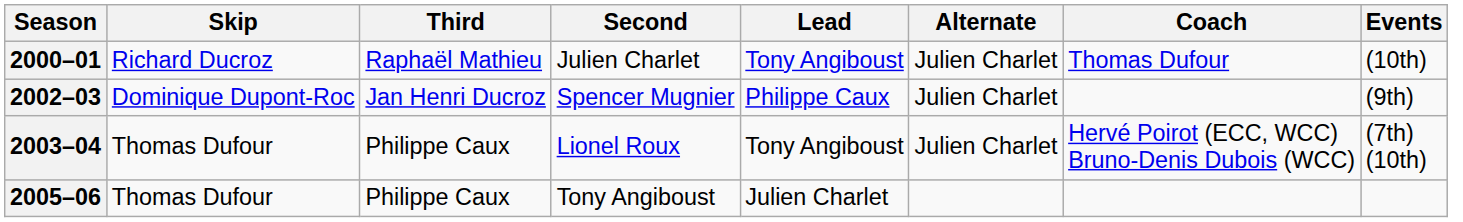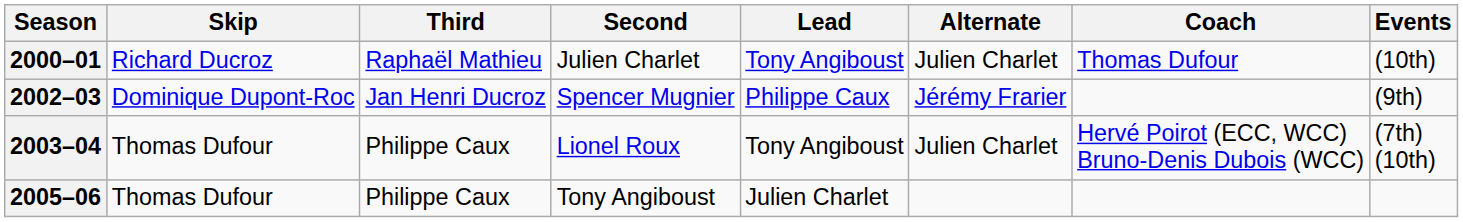(986, 97) Julien Charlet -> (990, 97) Jérémy Frarier
